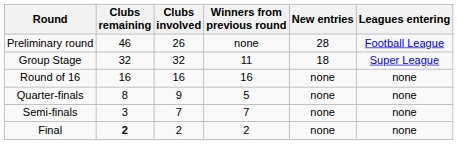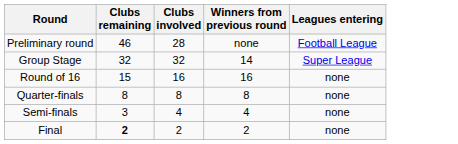- column: (323, 19)
(179, 43) 26 -> (179, 43) 28
(246, 60) 11 -> (246, 60) 14
(125, 78) 16 -> (125, 78) 15
(179, 95) 9 -> (179, 95) 8
(246, 95) 5 -> (246, 95) 8
(179, 113) 7 -> (179, 113) 4
(246, 113) 7 -> (246, 113) 4
